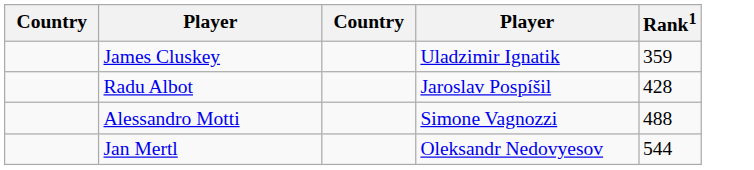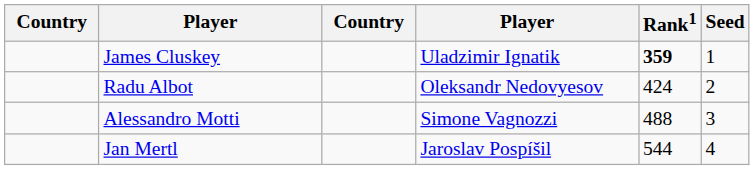+ column: (725, 22)
(658, 56) normal -> (658, 56) bold
(486, 87) Jaroslav Pospíšil -> (512, 87) Oleksandr Nedovyesov
(658, 87) 428 -> (658, 87) 424
(512, 149) Oleksandr Nedovyesov -> (486, 149) Jaroslav Pospíšil
